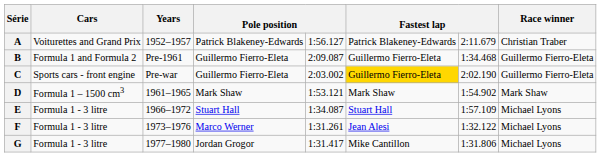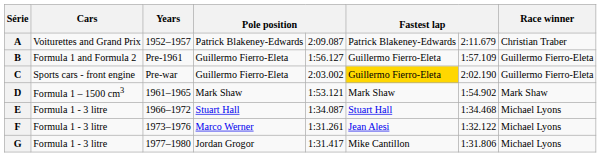(326, 41) 1:56.127 -> (326, 41) 2:09.087
(326, 58) 2:09.087 -> (326, 58) 1:56.127
(478, 58) 1:34.468 -> (478, 58) 1:57.109
(478, 110) 1:57.109 -> (478, 110) 1:34.468
